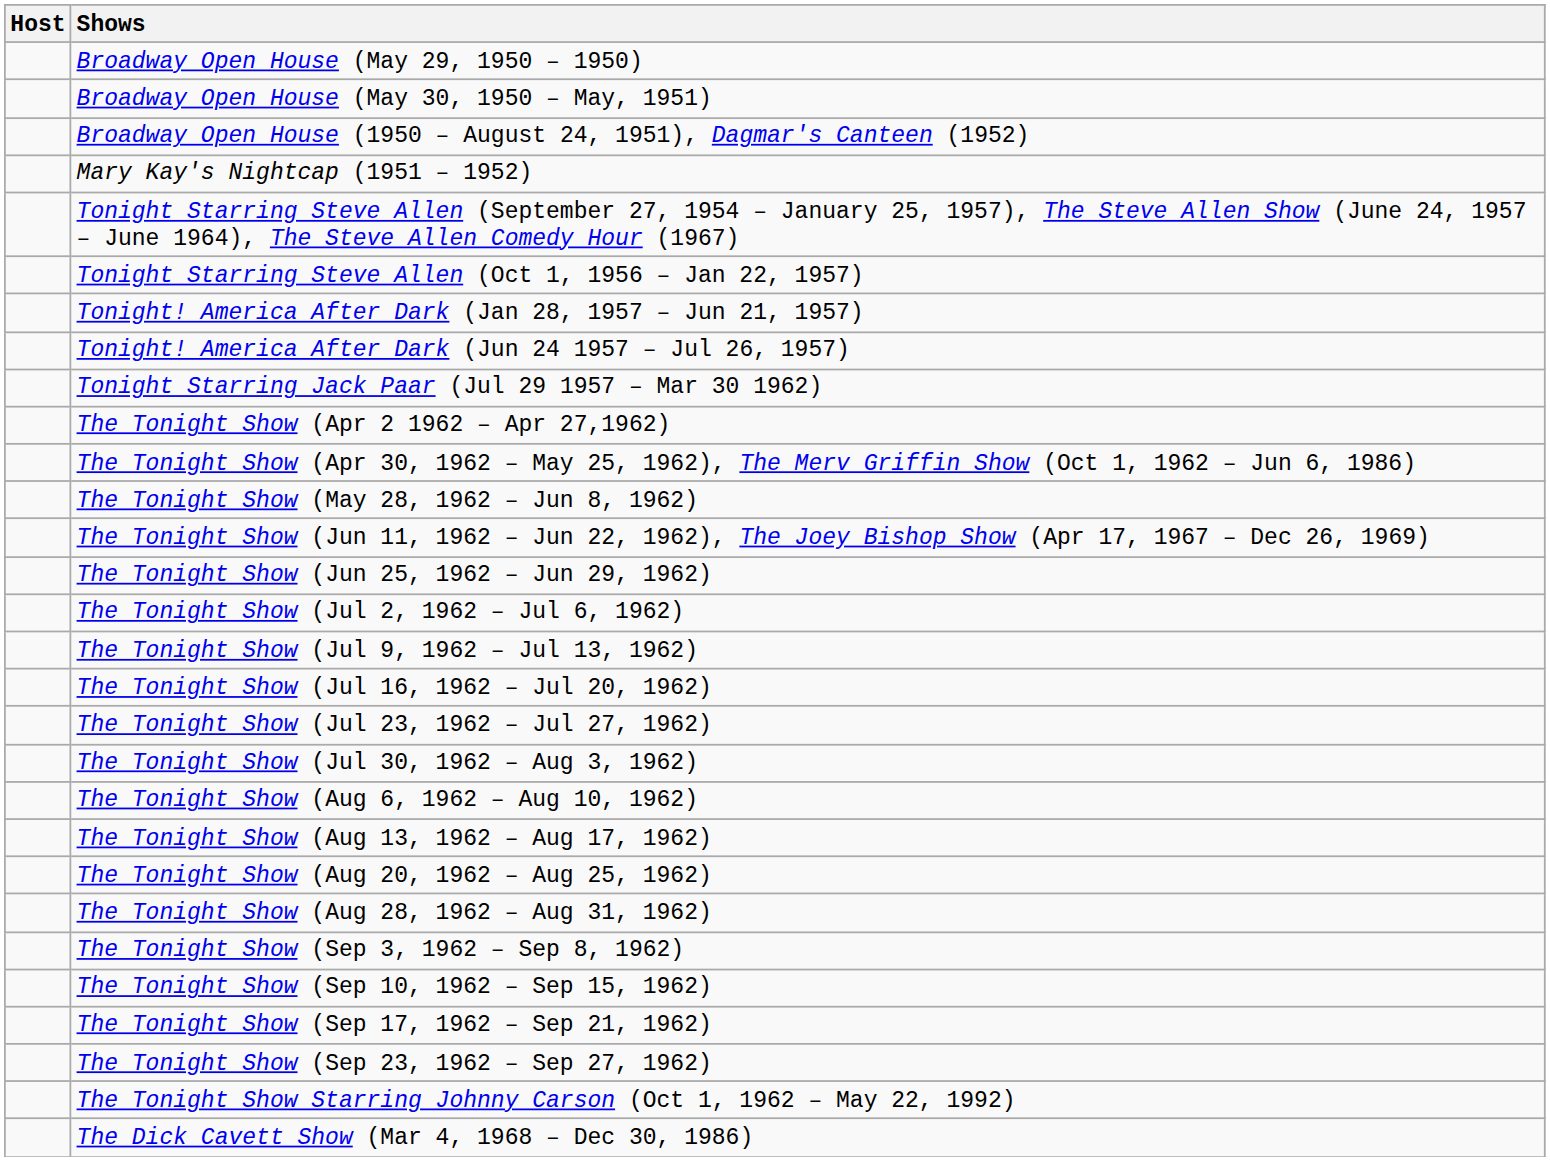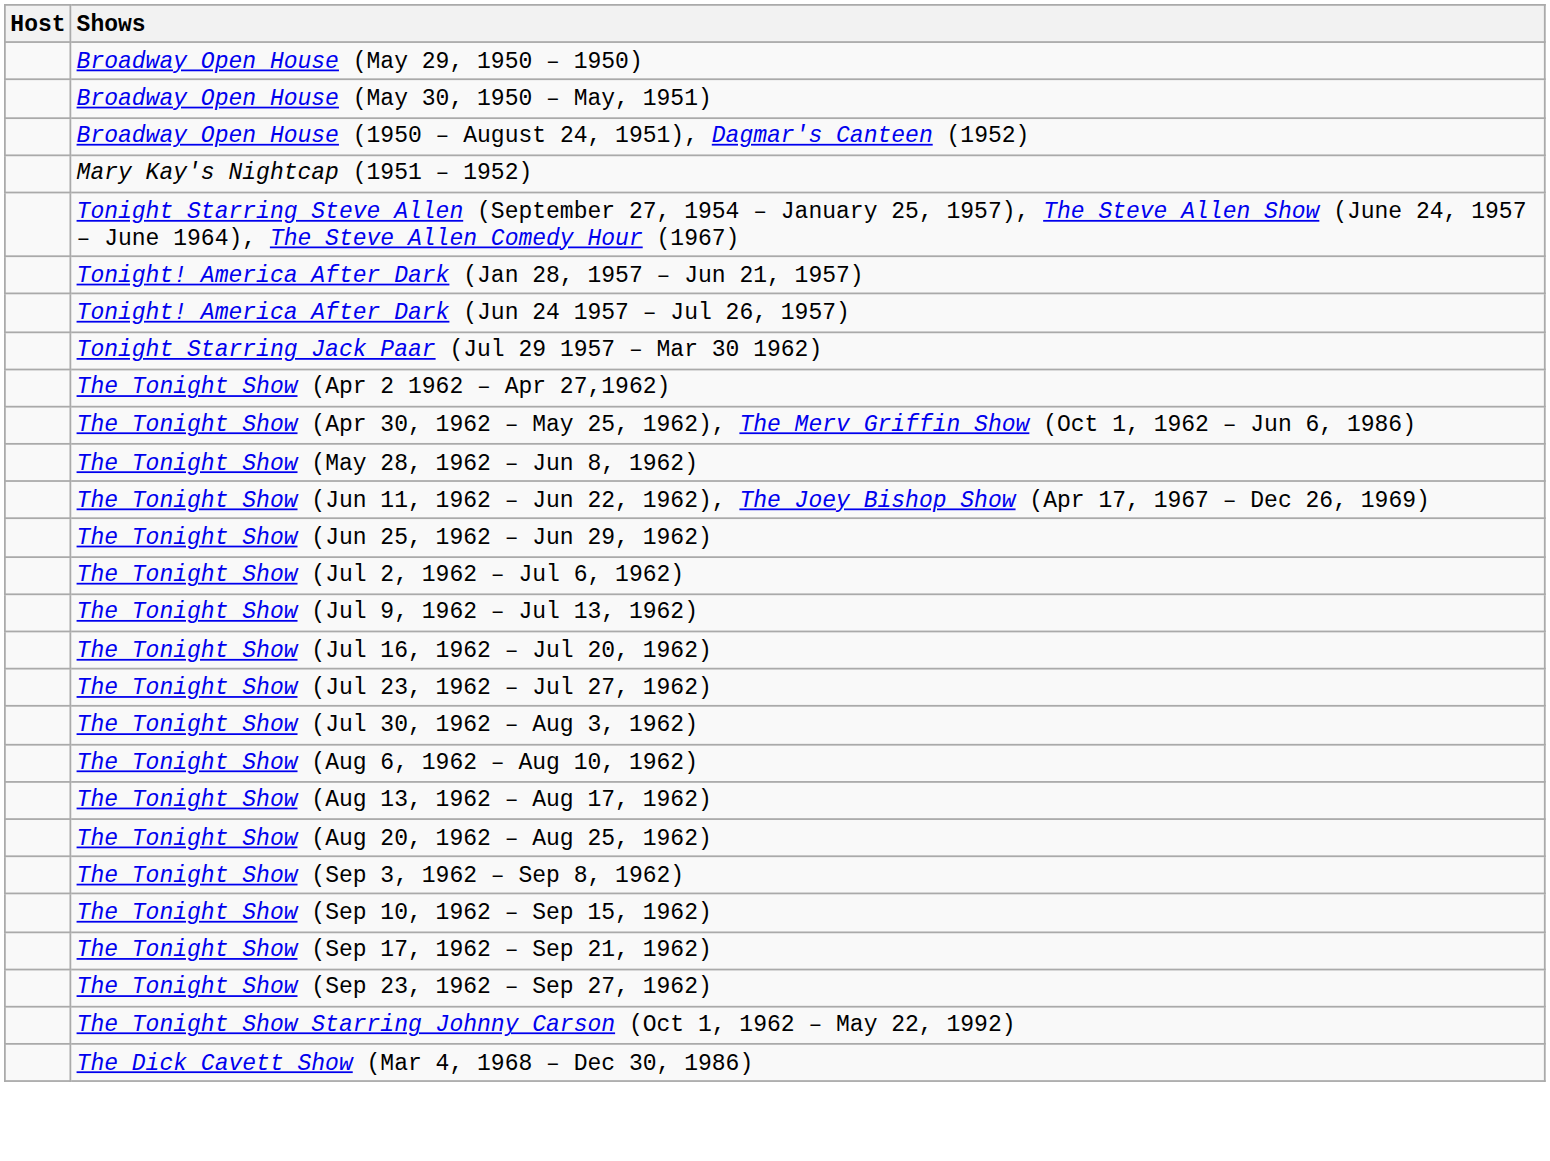- row: (470, 275)
- row: (394, 913)
